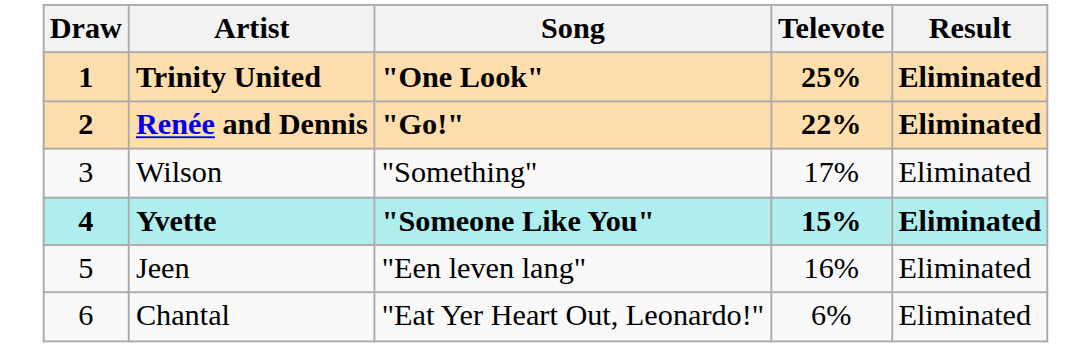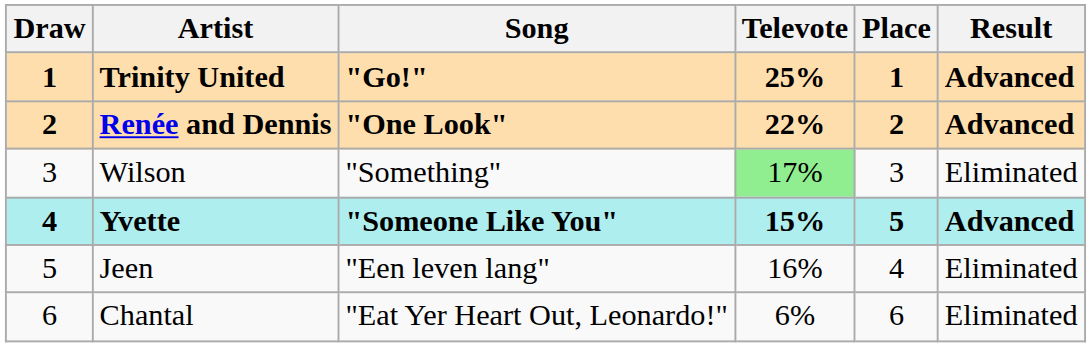+ column: (897, 28)
(463, 76) "One Look" -> (387, 76) "Go!"
(970, 76) Eliminated -> (1010, 76) Advanced
(423, 124) "Go!" -> (426, 124) "One Look"
(970, 124) Eliminated -> (1010, 124) Advanced
(831, 172) no background -> (795, 172) lightgreen background
(970, 220) Eliminated -> (1010, 220) Advanced
